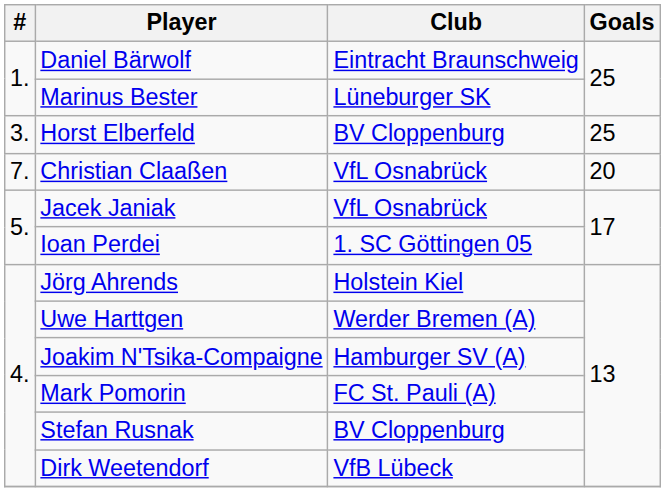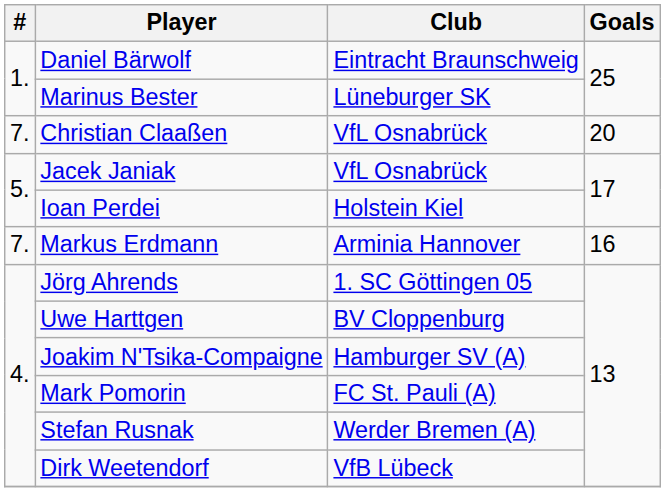- row: (118, 134)
(433, 245) 1. SC Göttingen 05 -> (398, 208) Holstein Kiel
+ row: (129, 245)
(398, 282) Holstein Kiel -> (433, 282) 1. SC Göttingen 05
(434, 319) Werder Bremen (A) -> (419, 319) BV Cloppenburg
(419, 430) BV Cloppenburg -> (434, 430) Werder Bremen (A)
